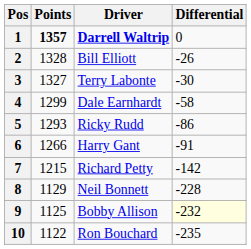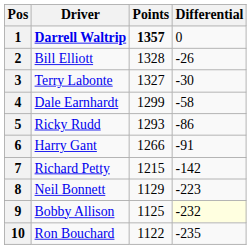columns swapped: (123, 15) <-> (53, 15)
(188, 189) -228 -> (188, 189) -223
